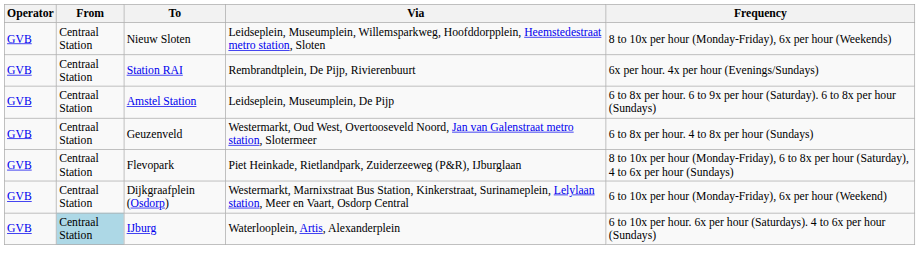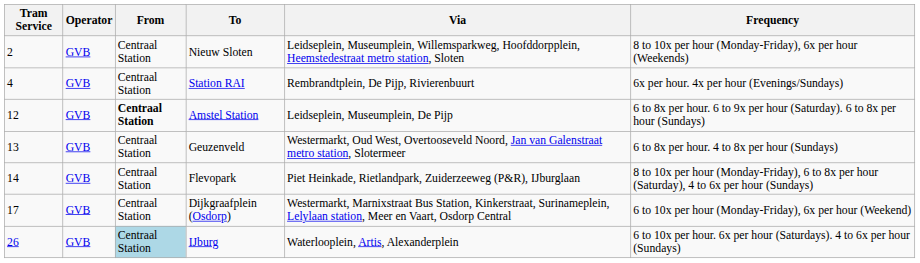+ column: (34, 20)
(79, 102) normal -> (140, 115) bold
